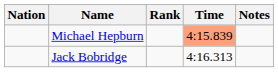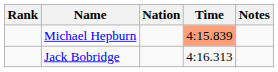columns swapped: (165, 14) <-> (26, 14)
